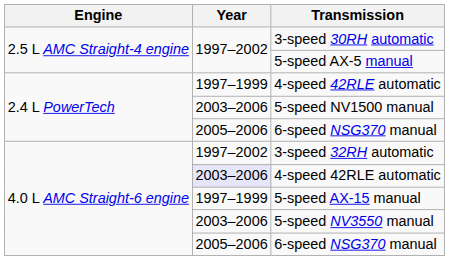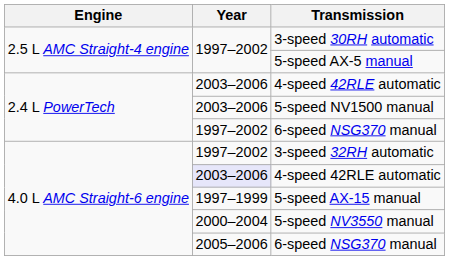(232, 84) 1997–1999 -> (232, 84) 2003–2006
(232, 130) 2005–2006 -> (232, 130) 1997–2002
(232, 221) 2003–2006 -> (232, 221) 2000–2004
